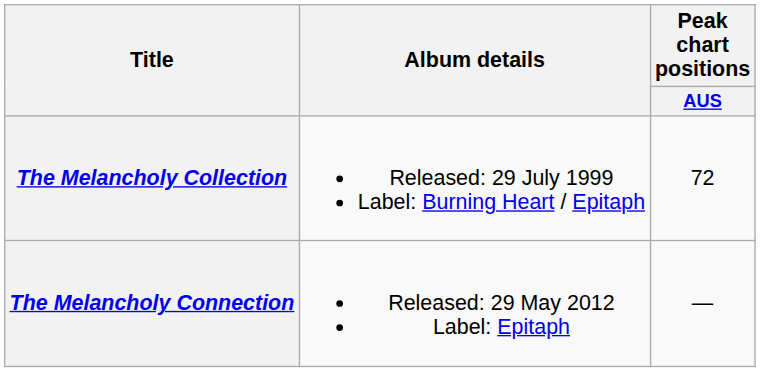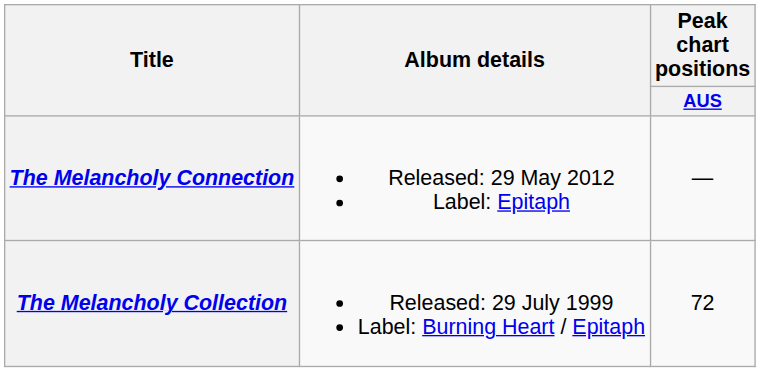rows swapped: (152, 178) <-> (152, 303)
